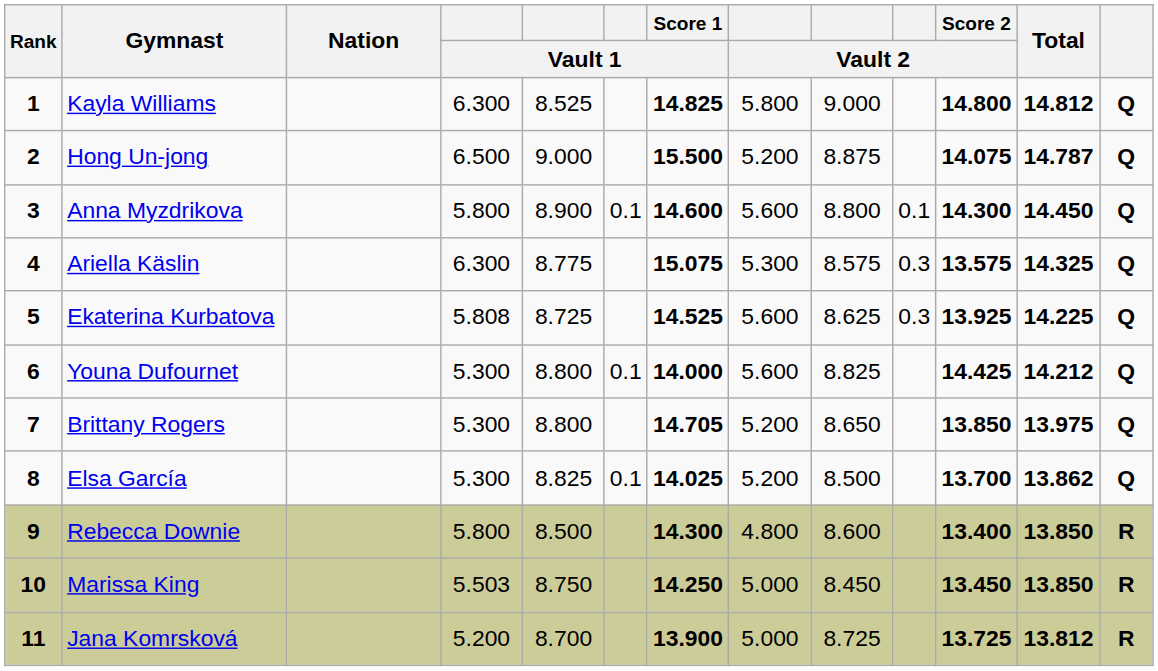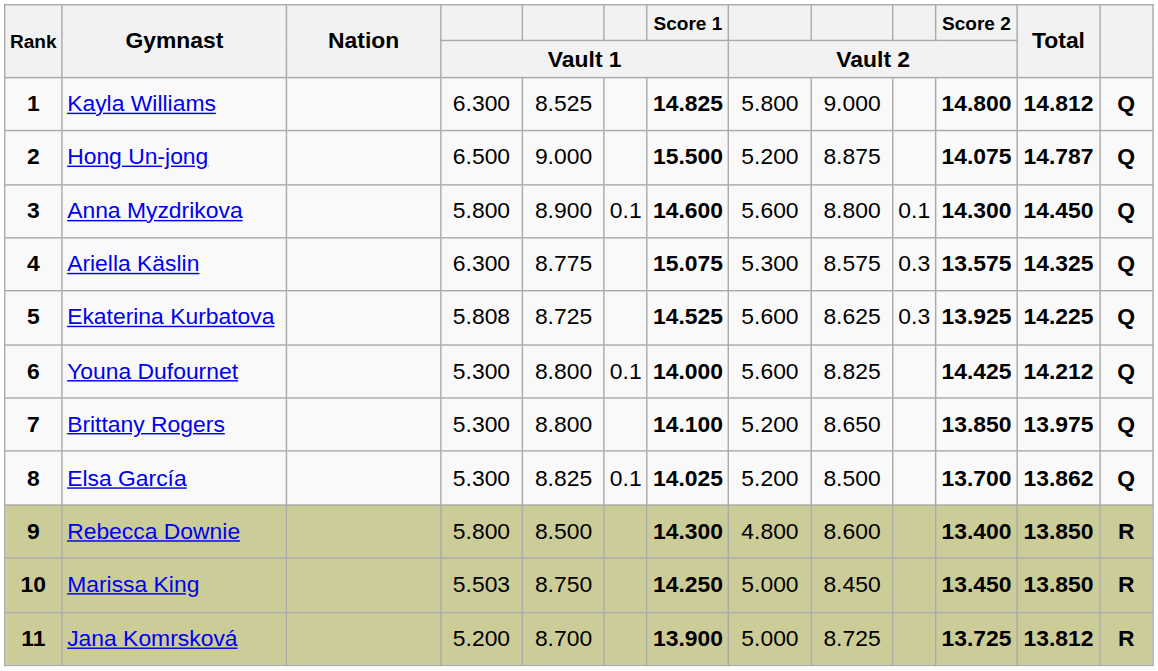(688, 424) 14.705 -> (688, 424) 14.100
